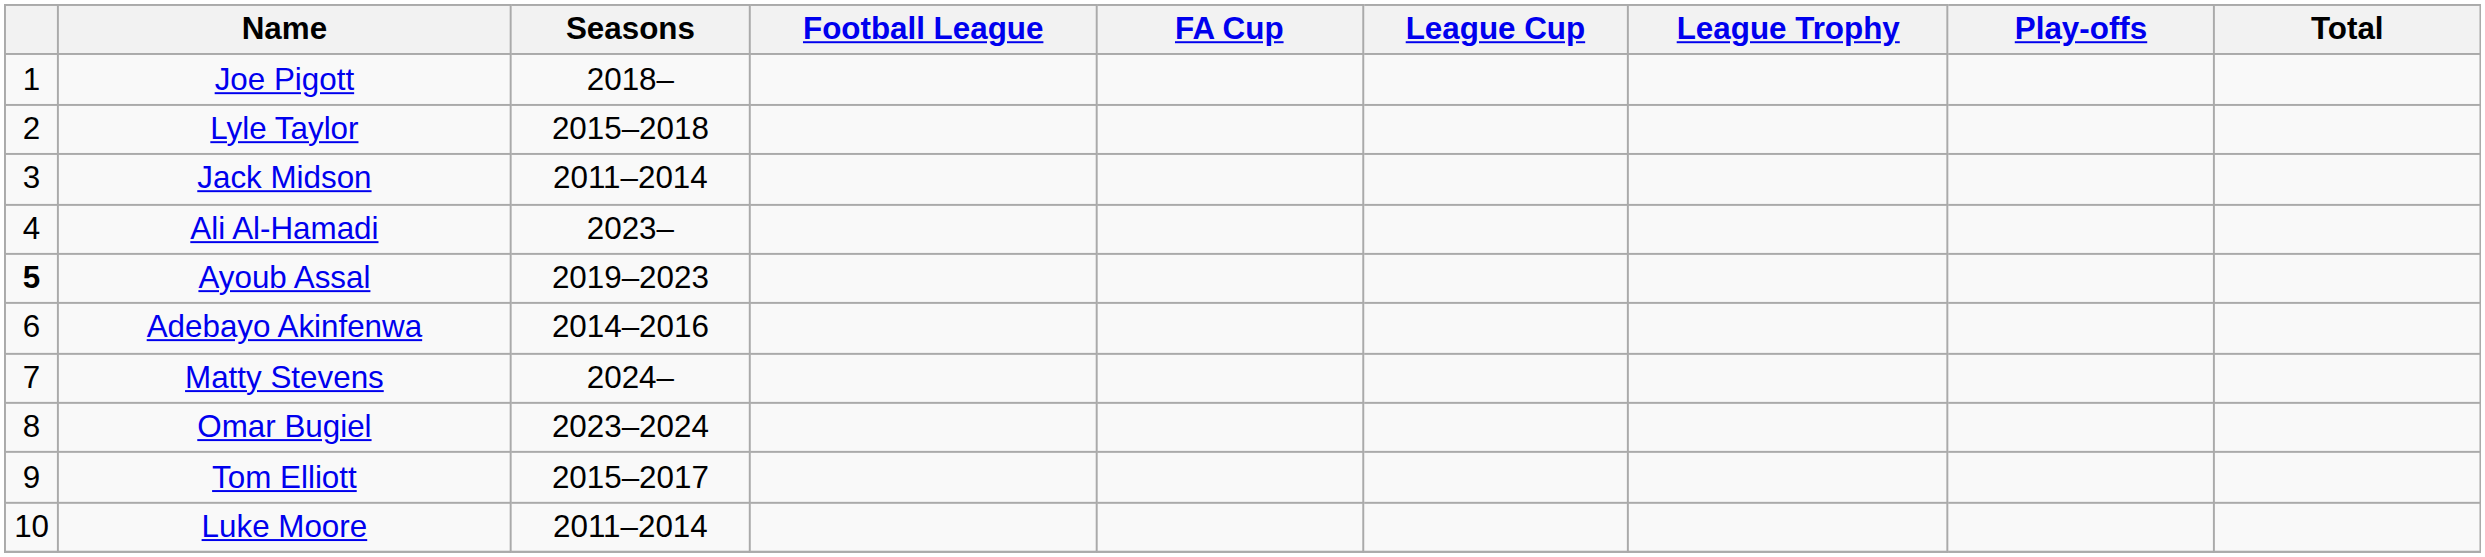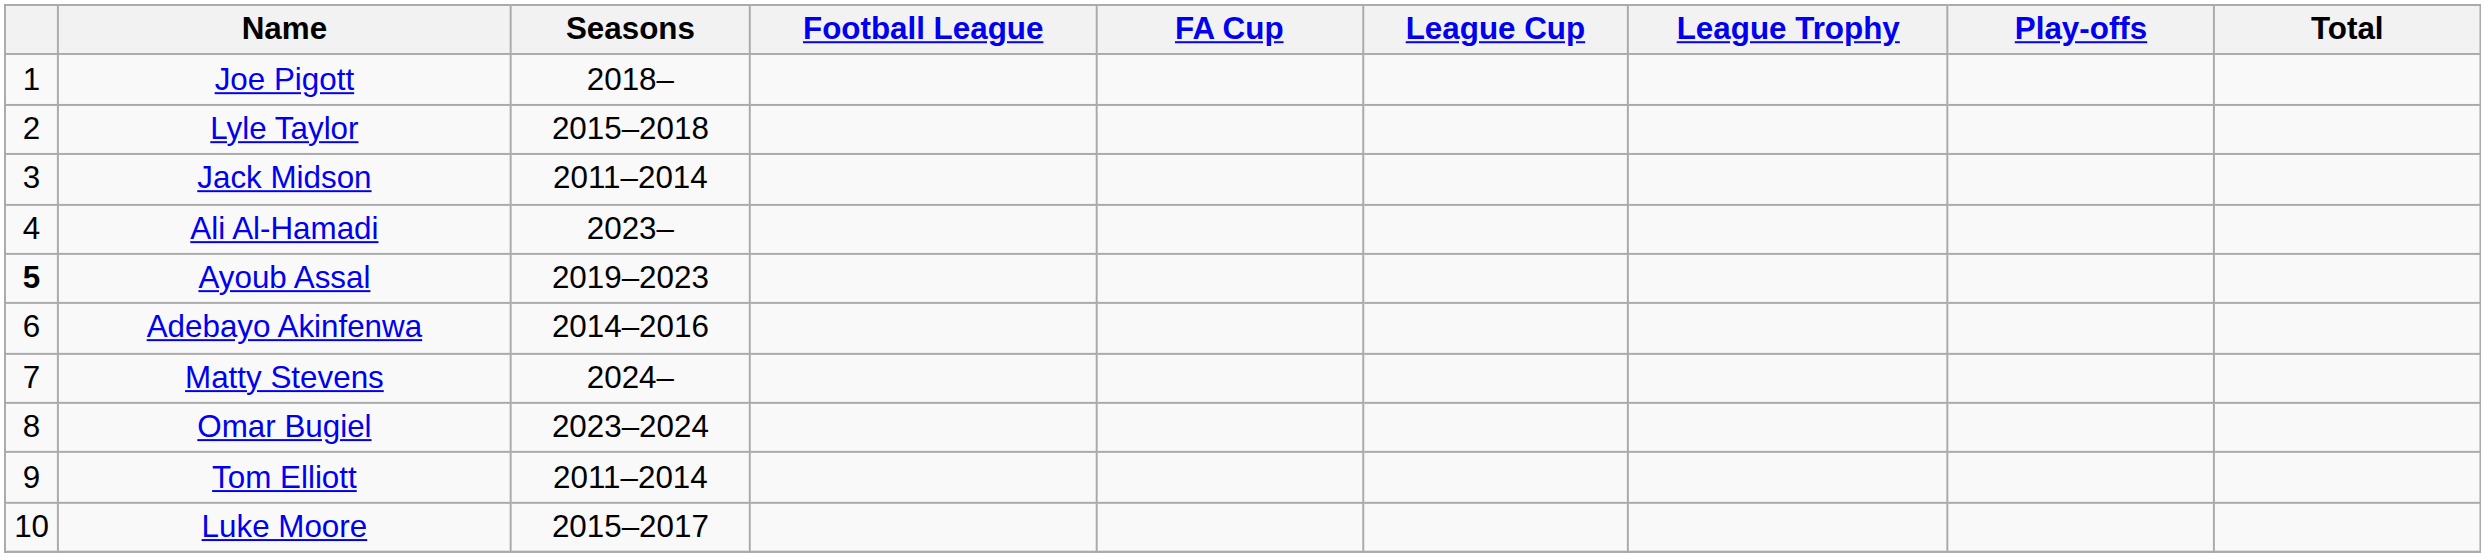(630, 476) 2015–2017 -> (630, 476) 2011–2014
(630, 526) 2011–2014 -> (630, 526) 2015–2017
